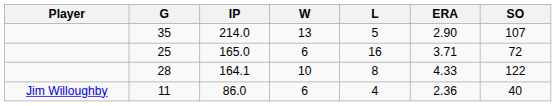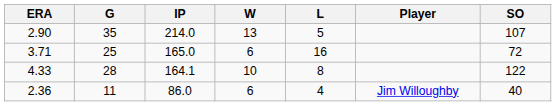columns swapped: (67, 14) <-> (445, 14)
